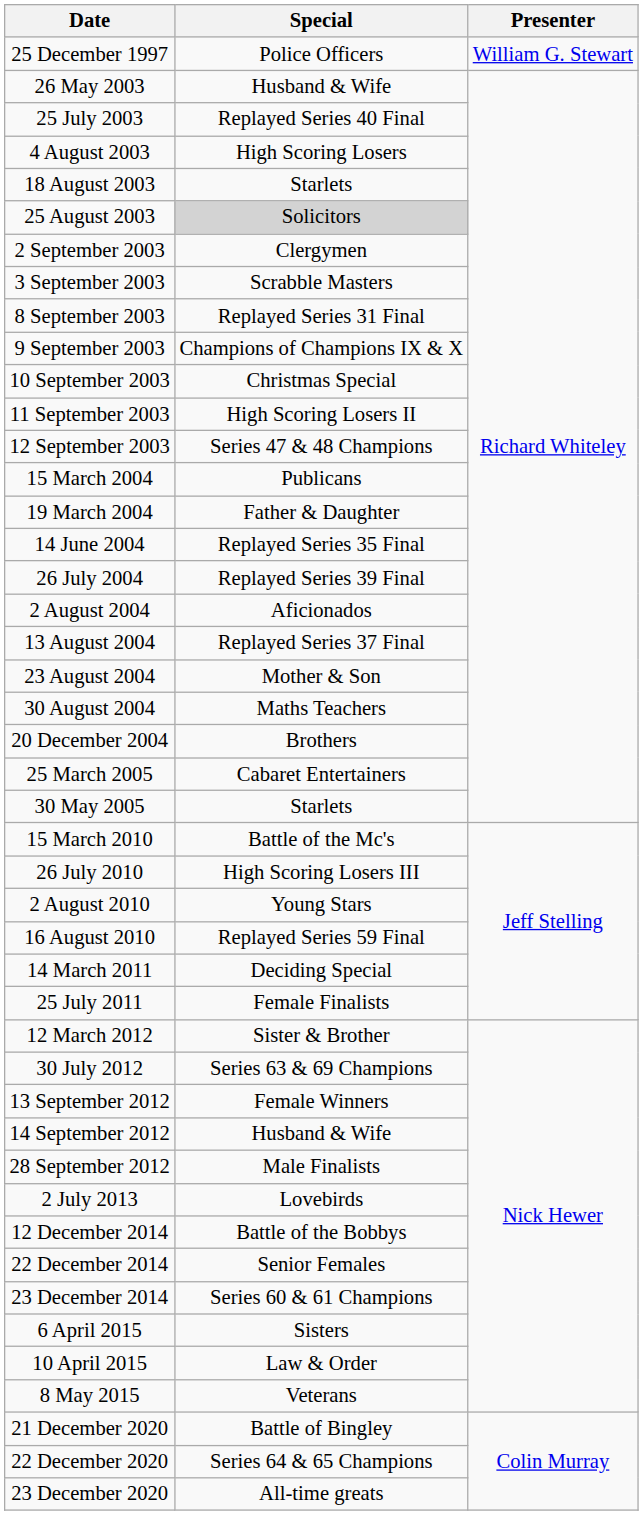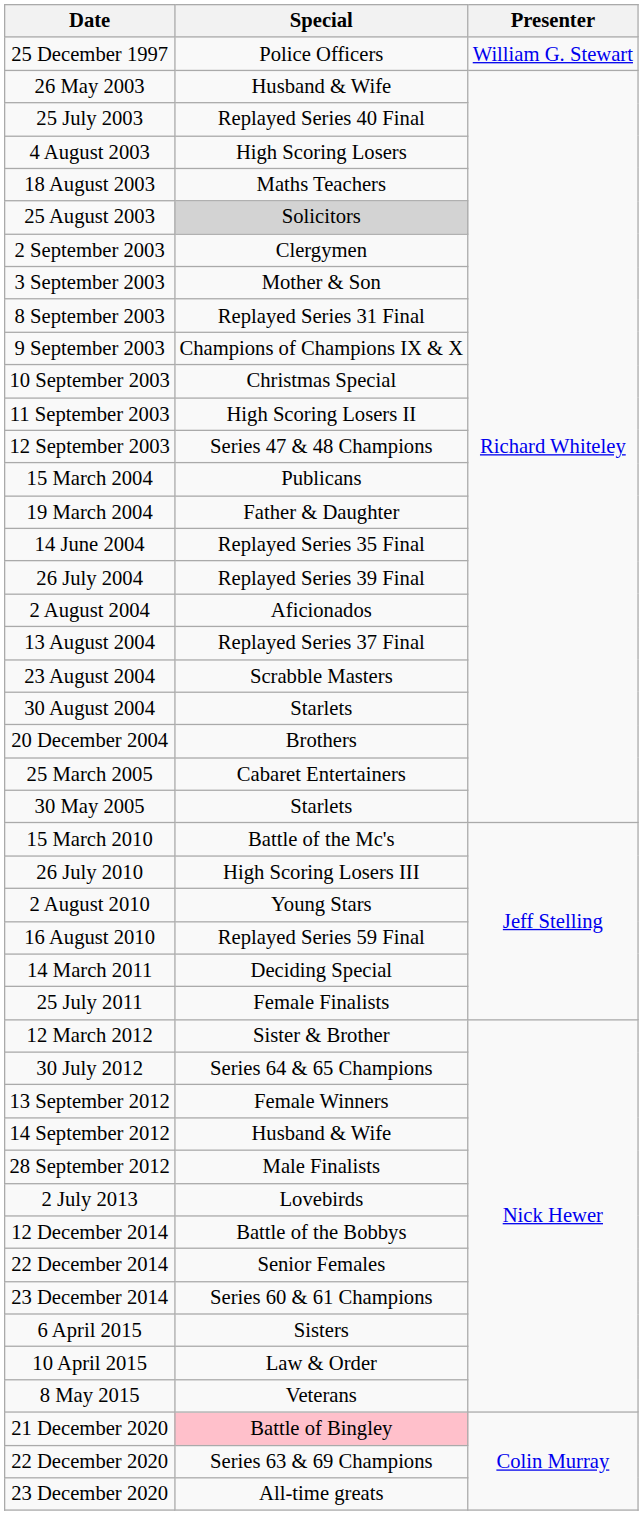(321, 184) Starlets -> (321, 184) Maths Teachers
(321, 282) Scrabble Masters -> (321, 282) Mother & Son
(321, 675) Mother & Son -> (321, 675) Scrabble Masters
(321, 708) Maths Teachers -> (321, 708) Starlets
(321, 1068) Series 63 & 69 Champions -> (321, 1068) Series 64 & 65 Champions
(321, 1428) no background -> (321, 1428) pink background
(321, 1461) Series 64 & 65 Champions -> (321, 1461) Series 63 & 69 Champions
